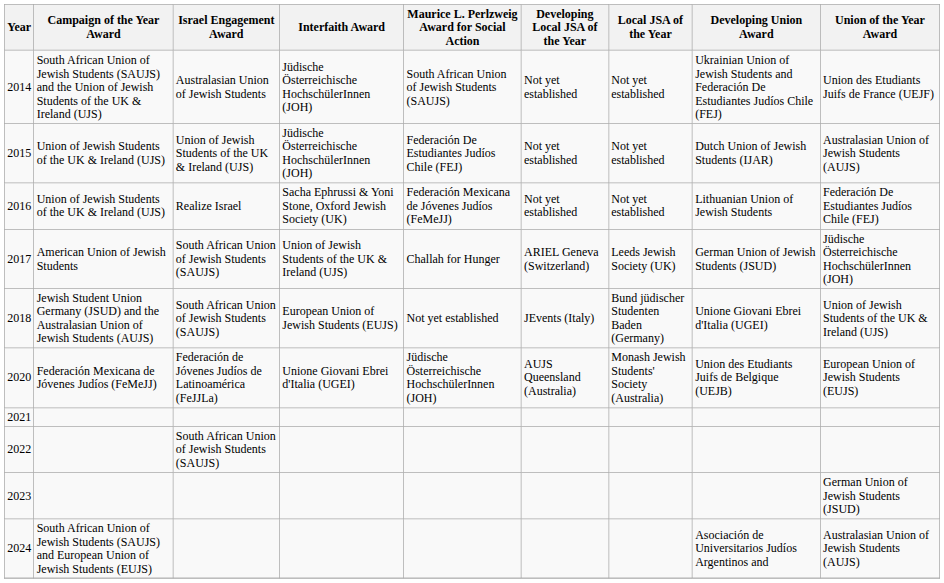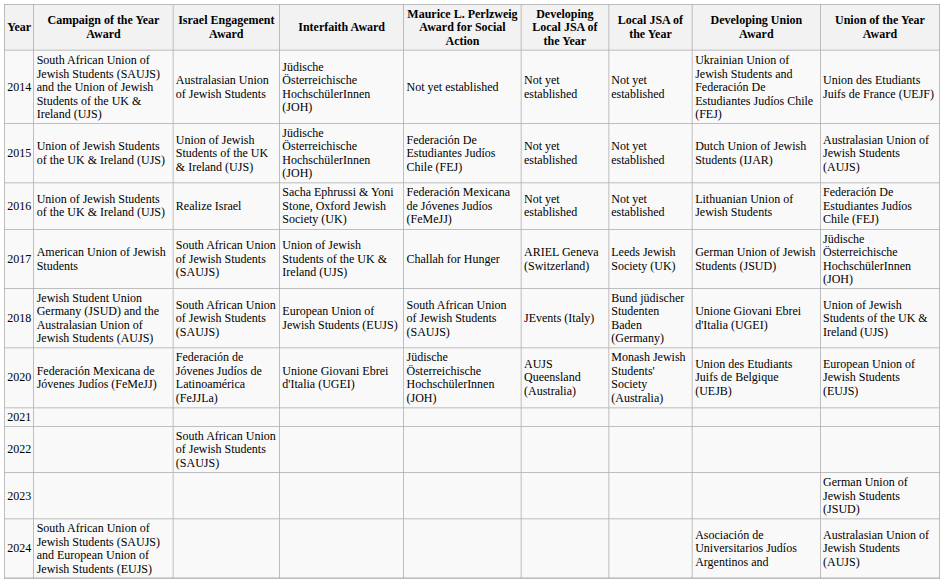(456, 87) South African Union of Jewish Students (SAUJS) -> (452, 87) Not yet established
(452, 318) Not yet established -> (456, 318) South African Union of Jewish Students (SAUJS)
